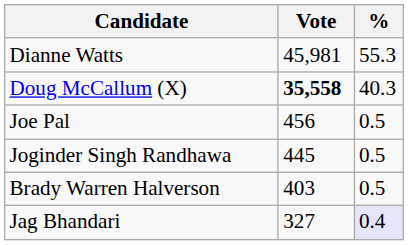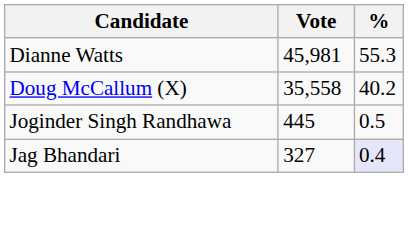(312, 88) bold -> (312, 88) normal
(377, 88) 40.3 -> (377, 88) 40.2
- row: (40, 121)
- row: (115, 188)
